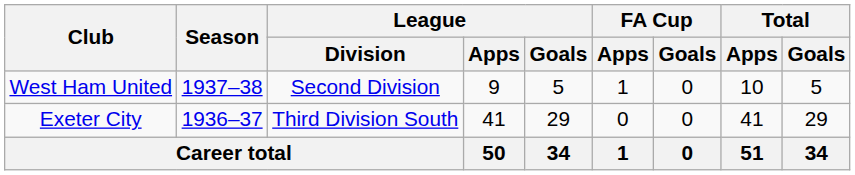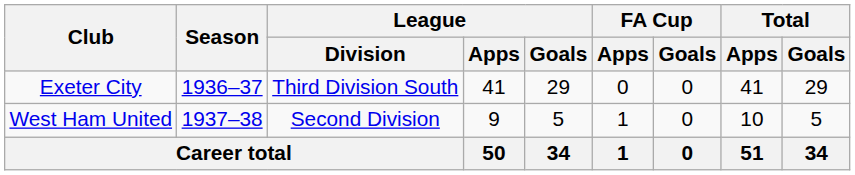rows swapped: (91, 119) <-> (91, 86)
